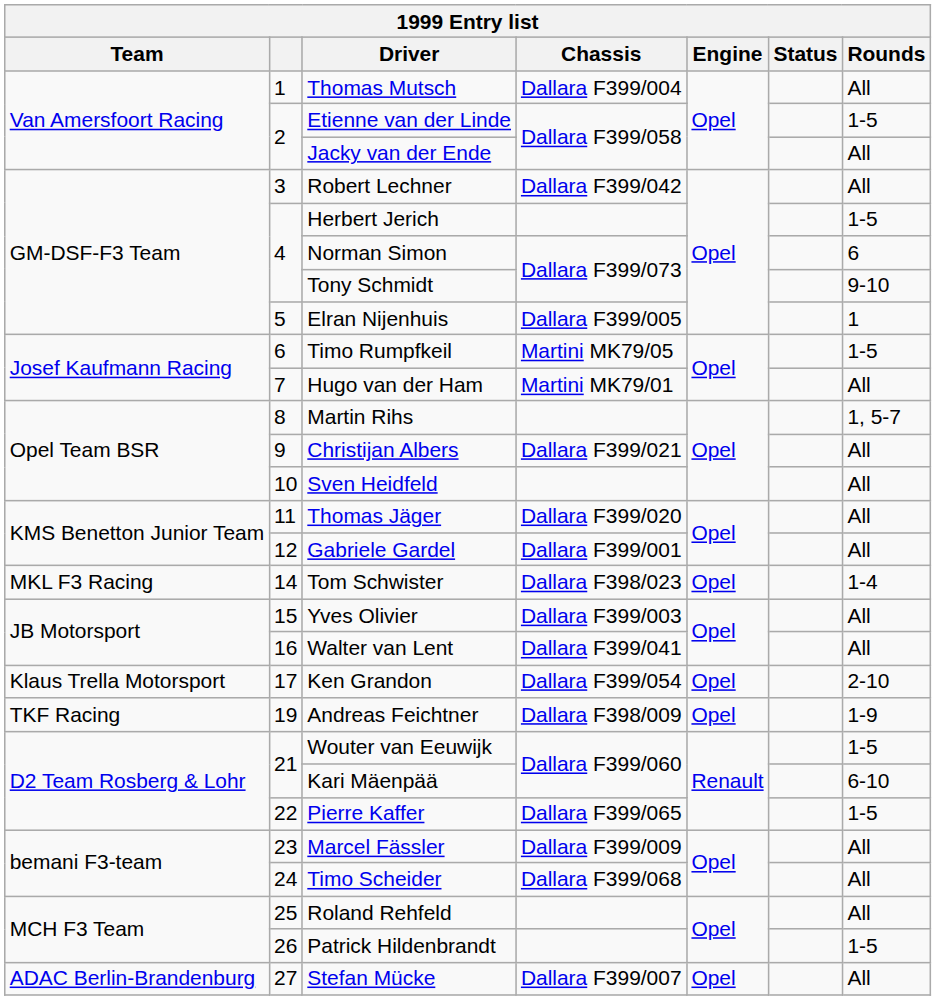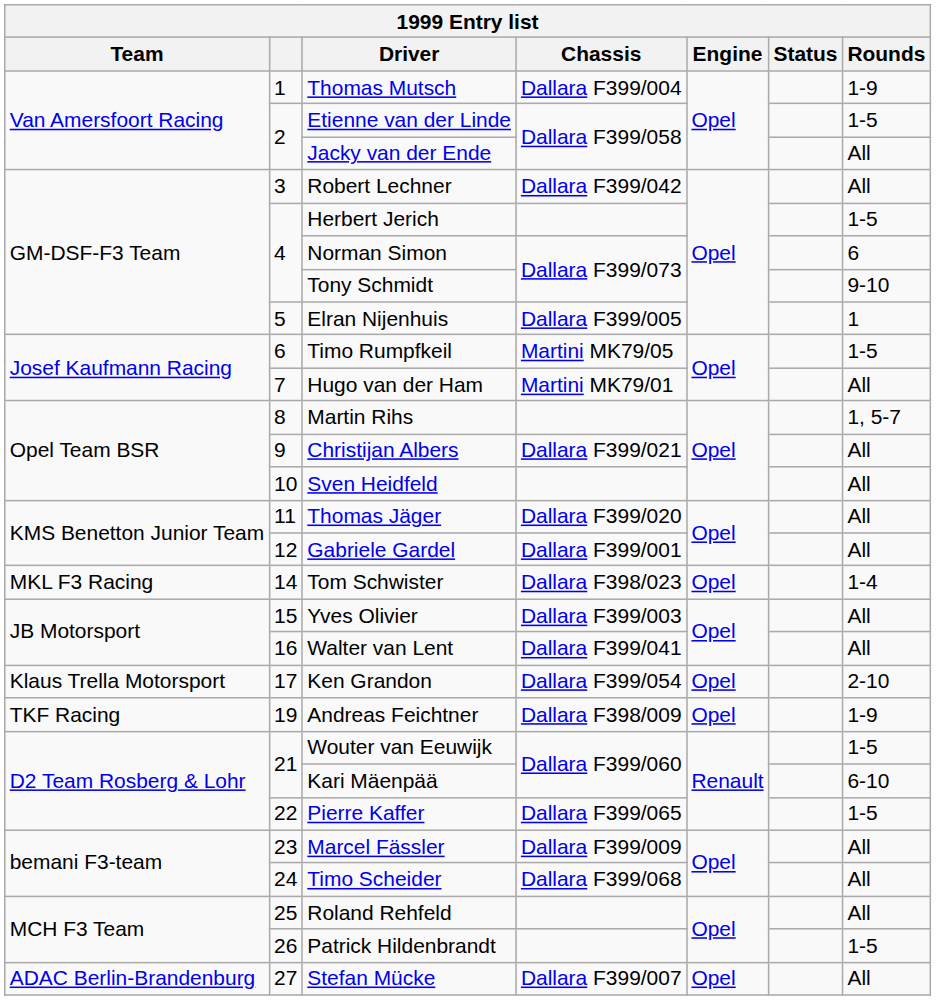(859, 87) All -> (863, 87) 1-9
